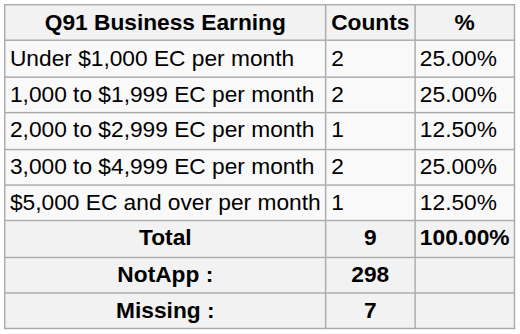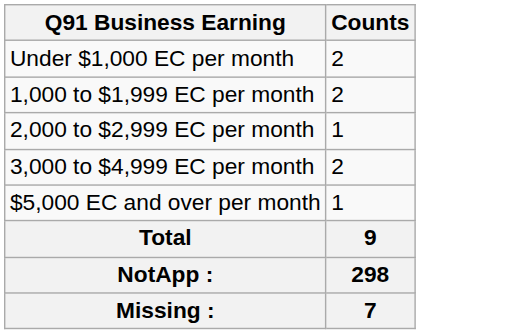- column: (465, 22)
